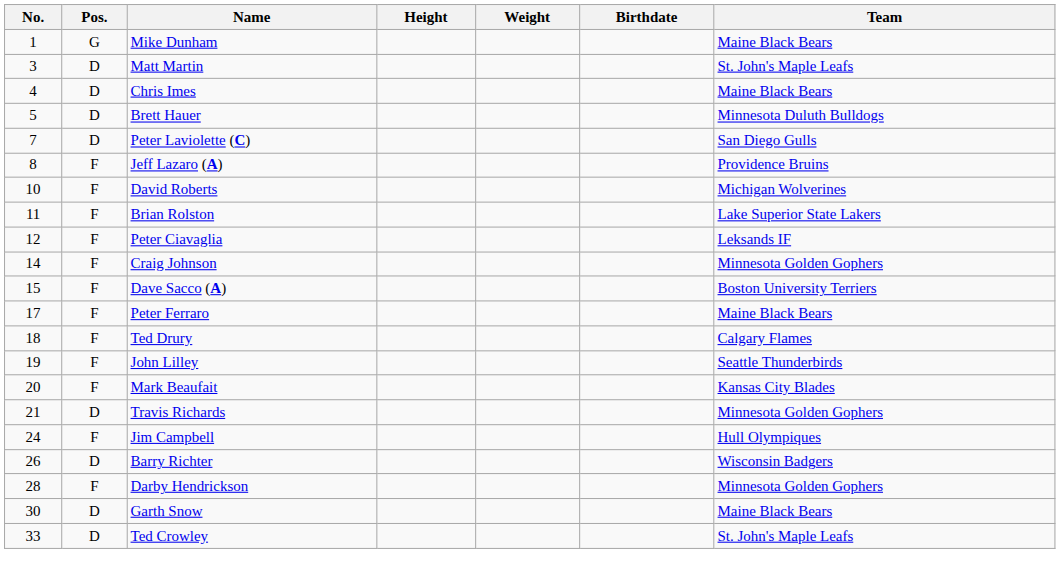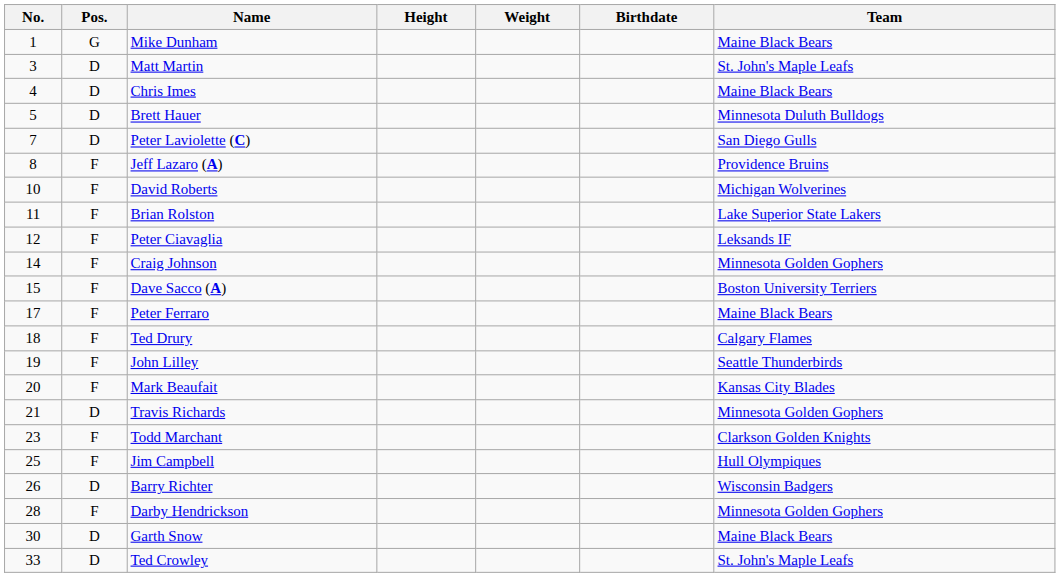+ row: (176, 437)
(33, 437) 24 -> (33, 461) 25
